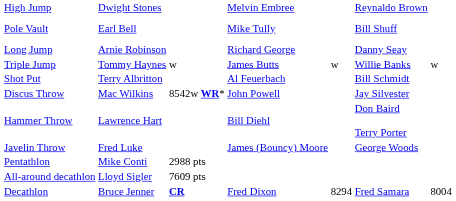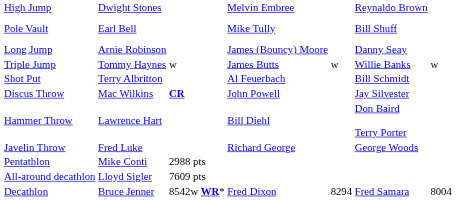(261, 49) Richard George -> (278, 49) James (Bouncy) Moore
(197, 93) 8542w WR* -> (177, 93) CR
(278, 147) James (Bouncy) Moore -> (261, 147) Richard George
(177, 191) CR -> (197, 191) 8542w WR*
